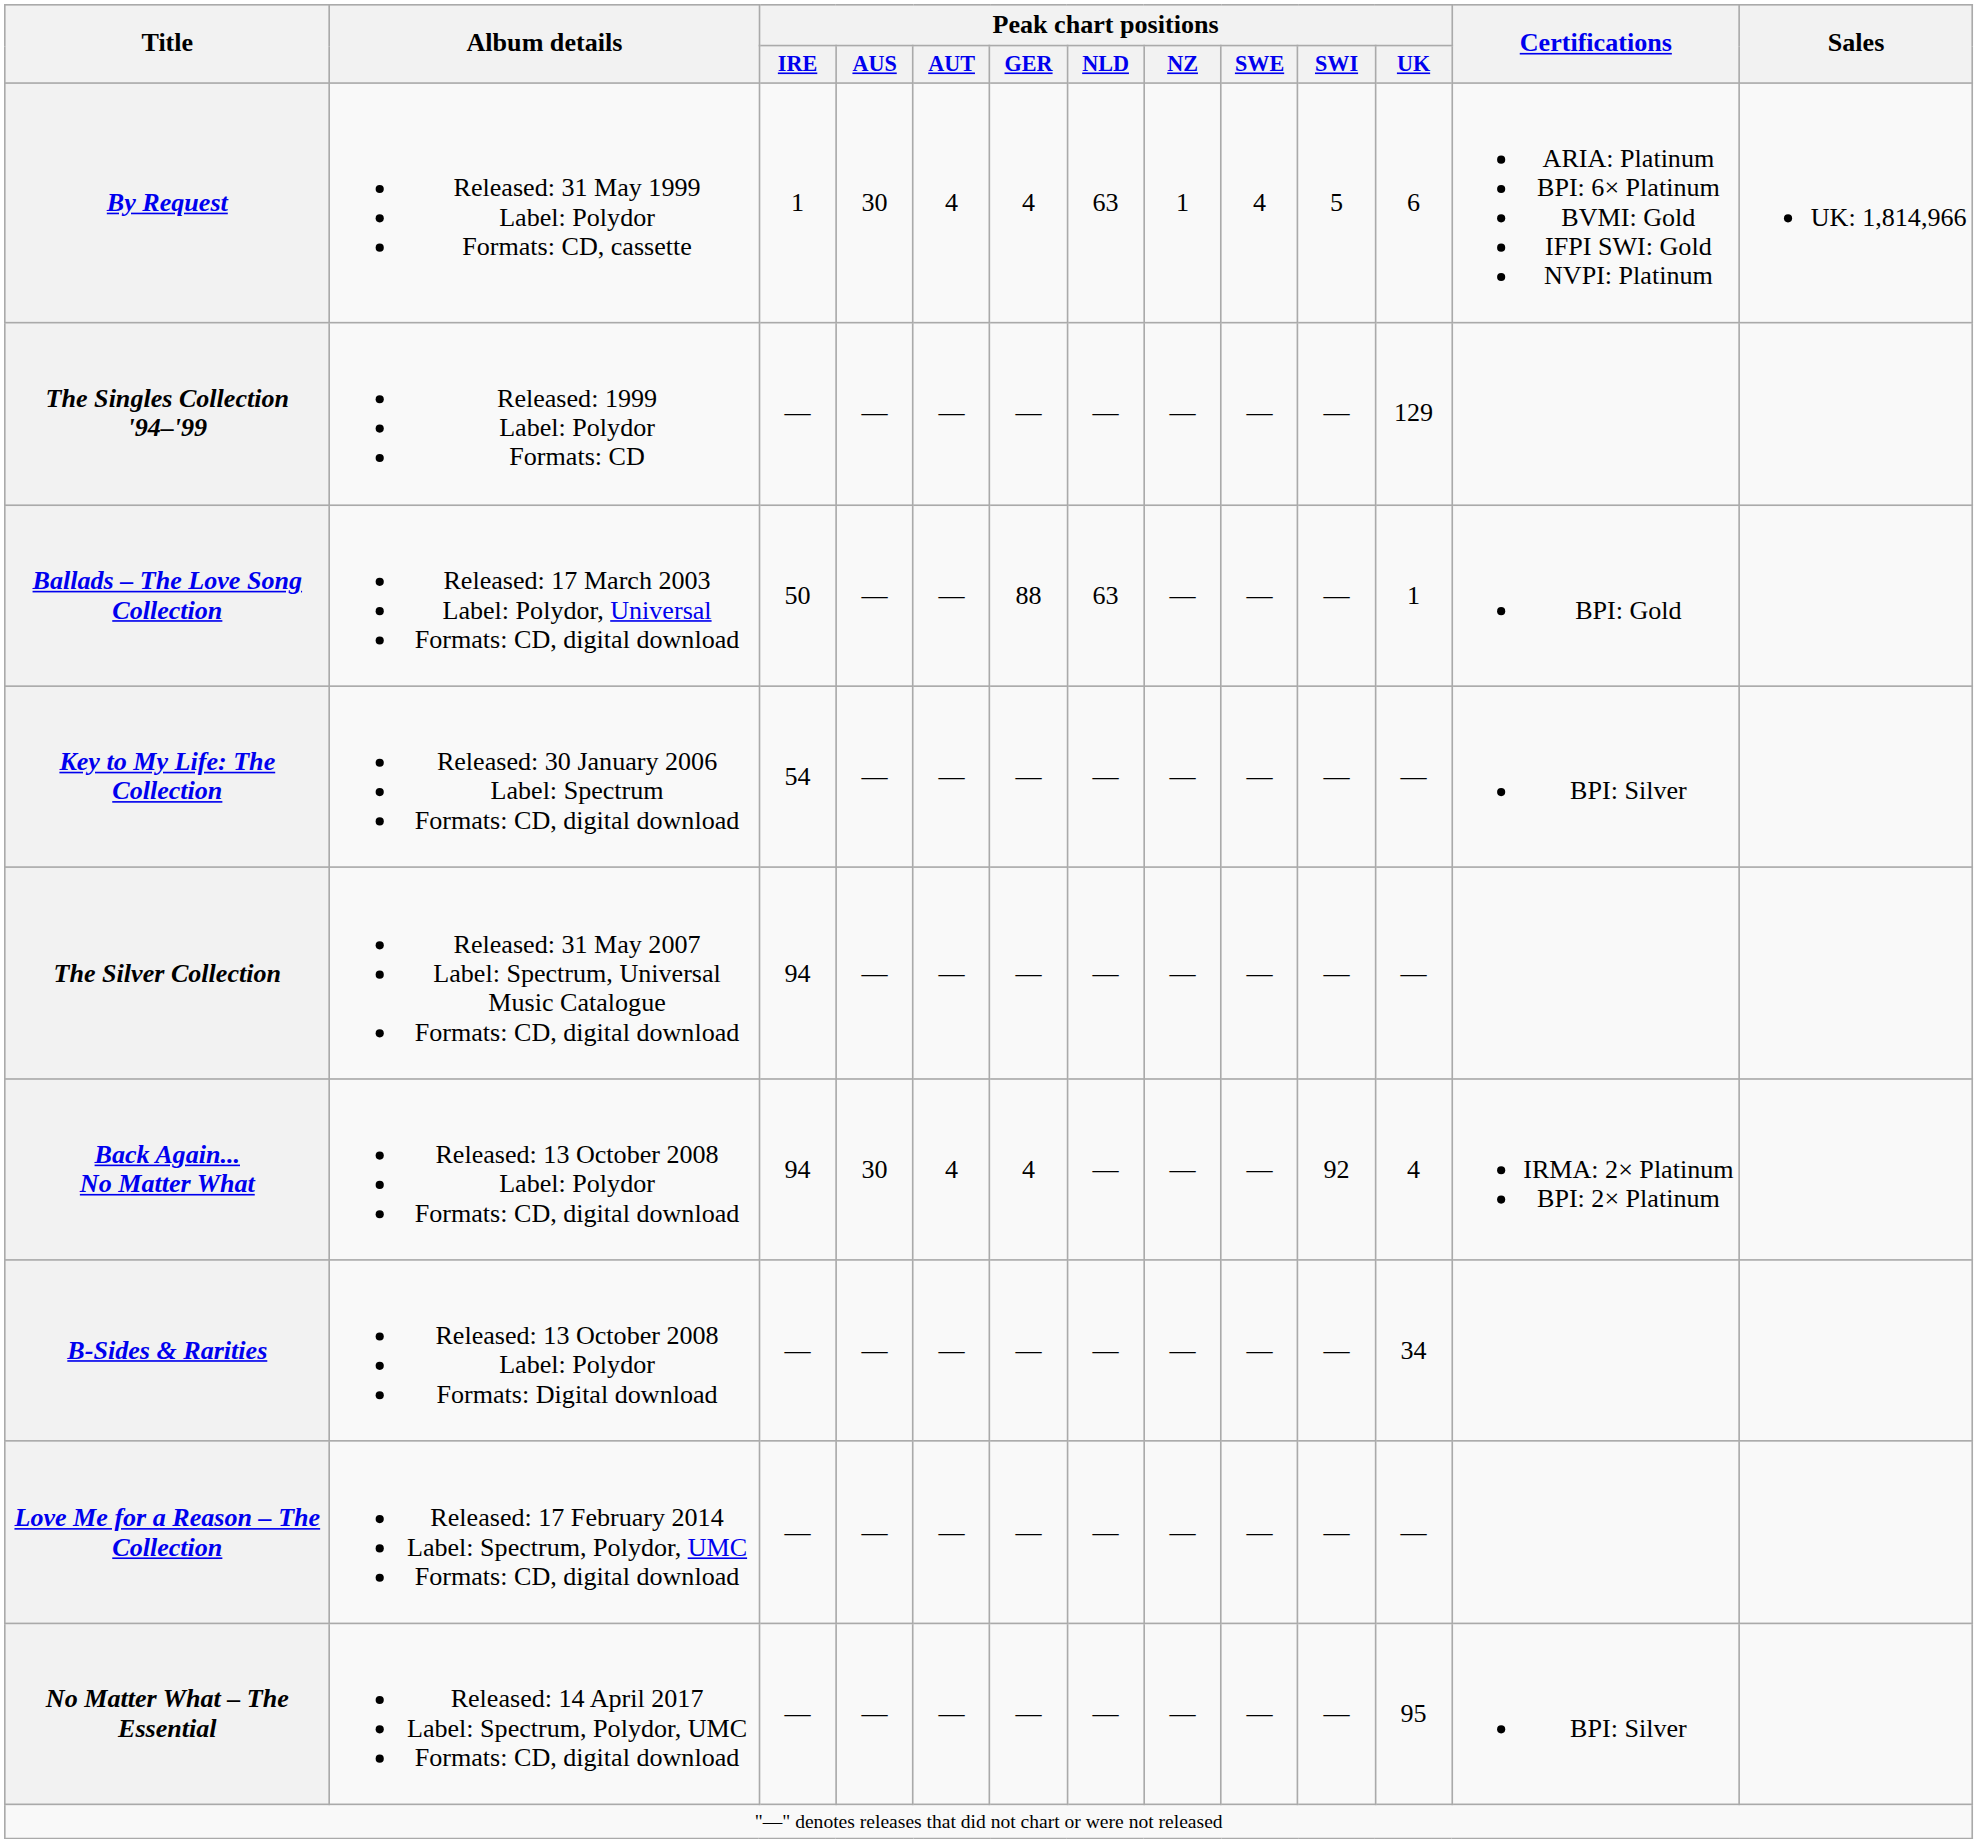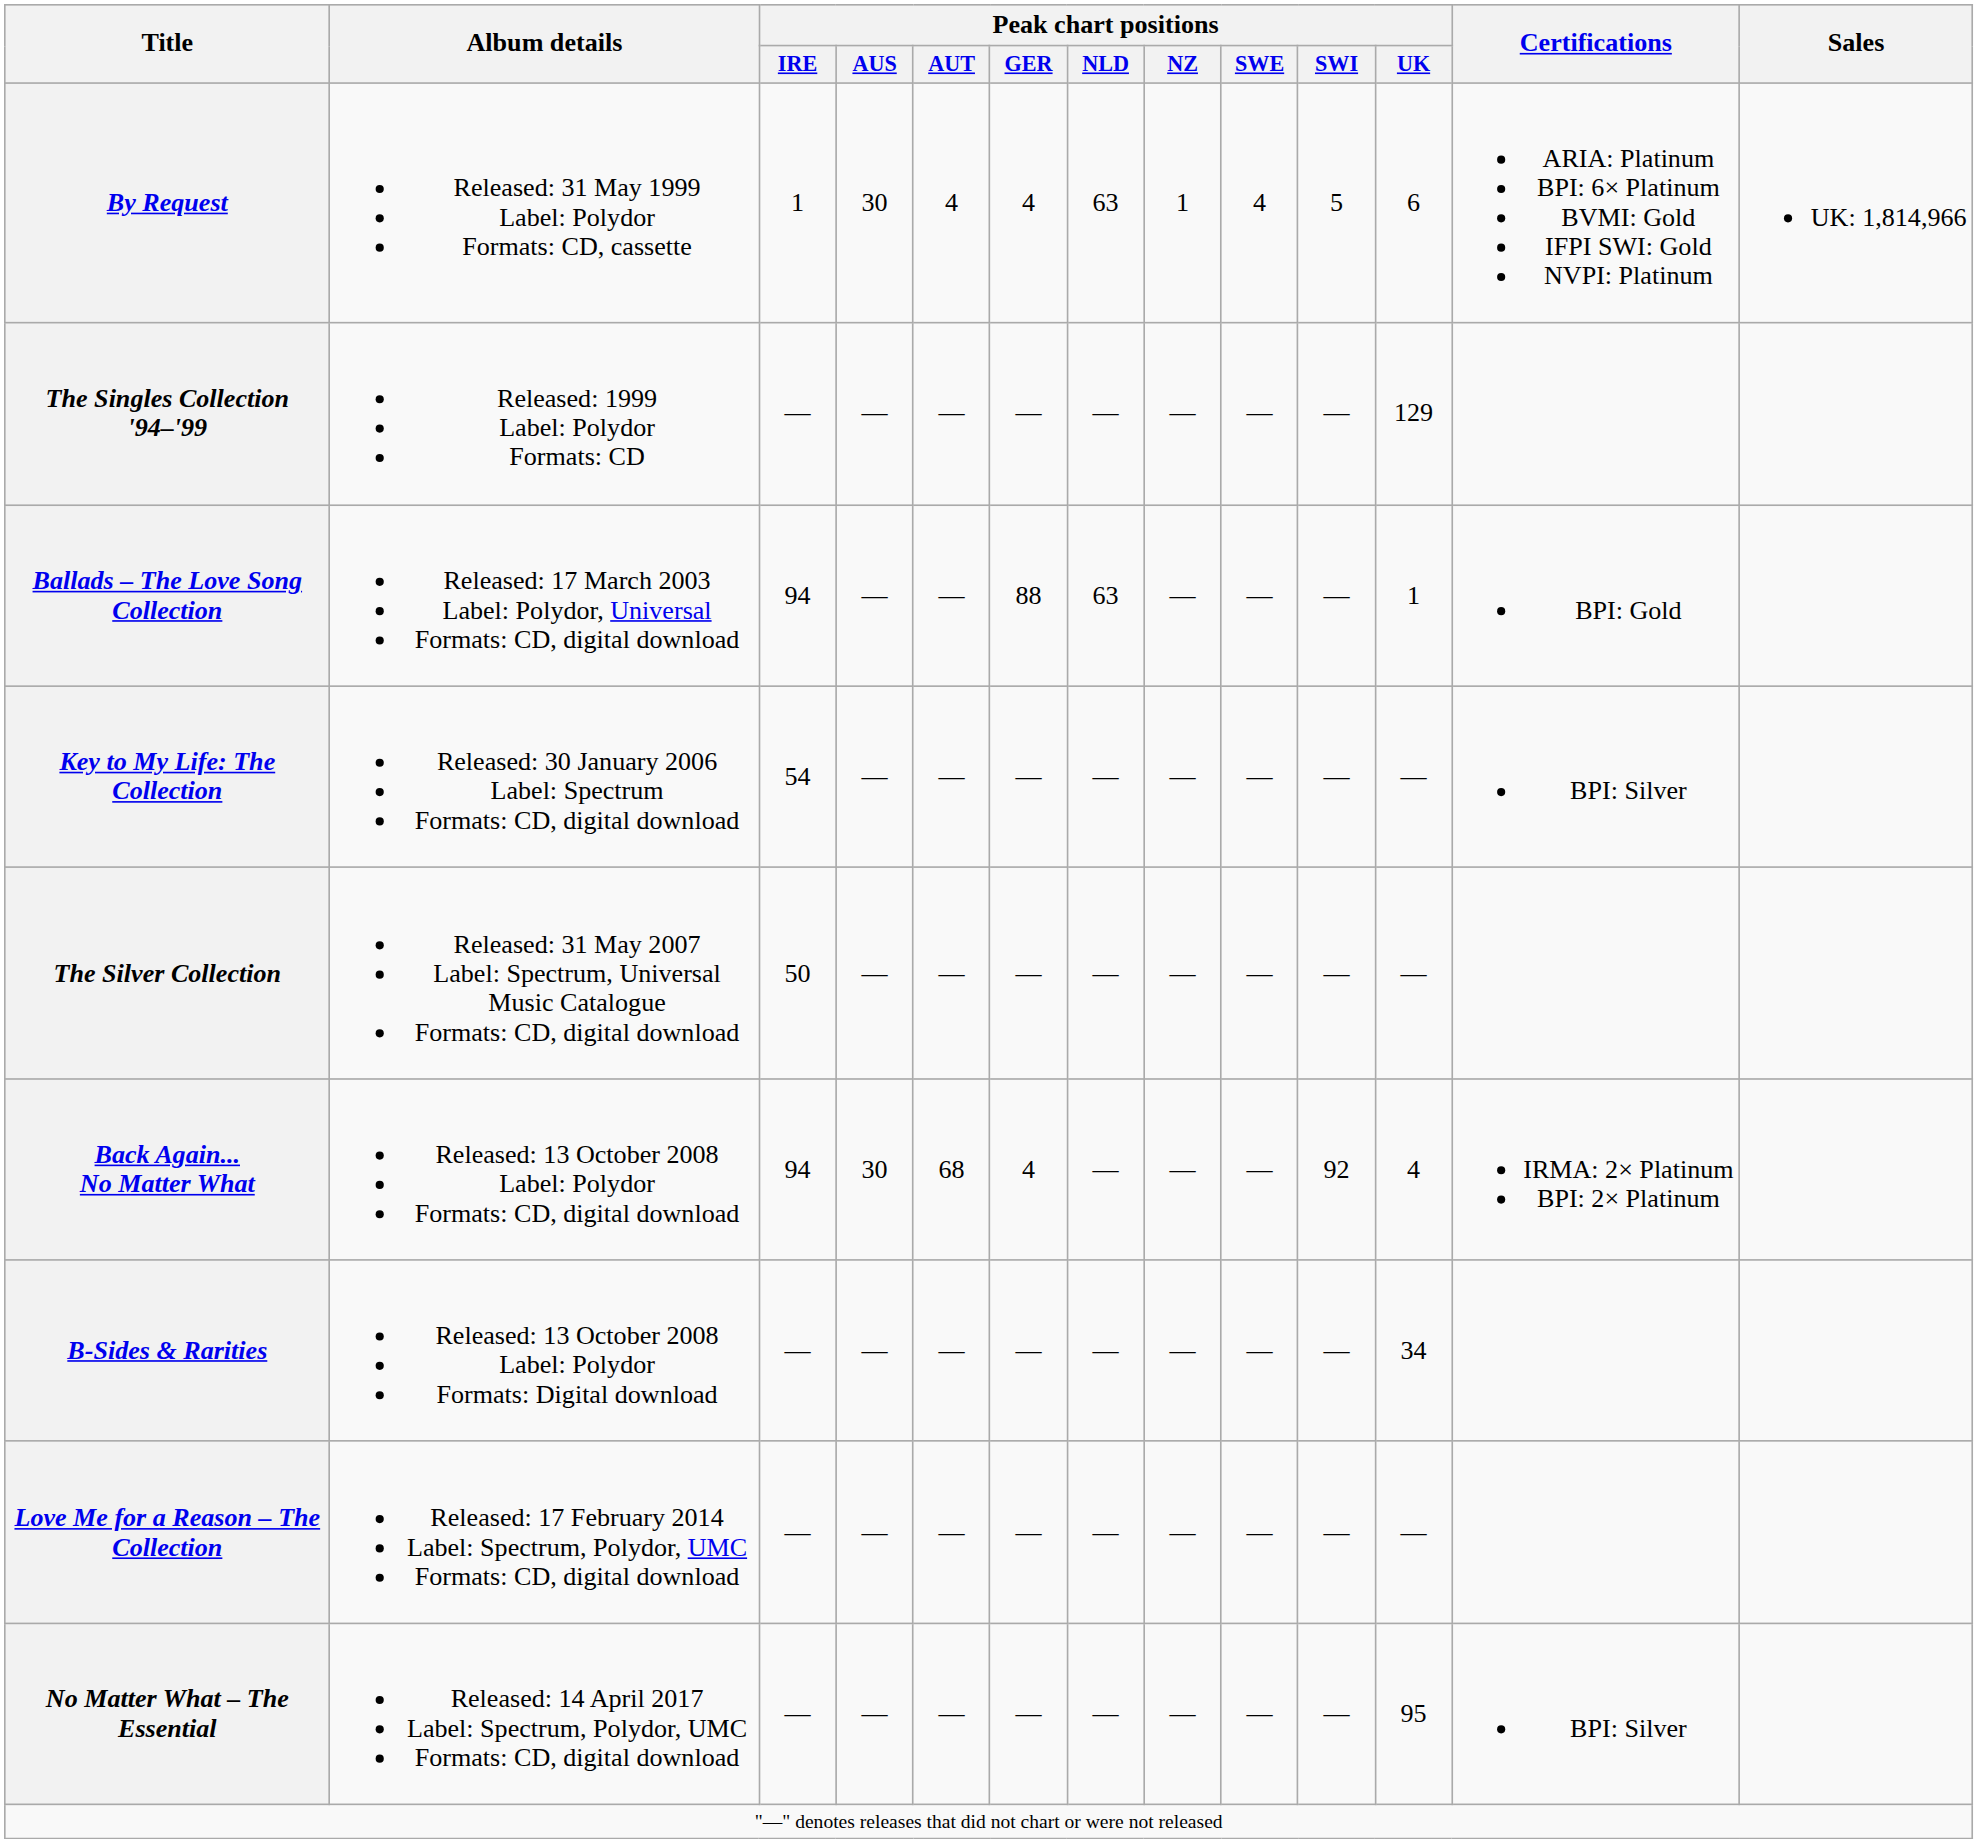(798, 594) 50 -> (798, 594) 94
(798, 972) 94 -> (798, 972) 50
(952, 1168) 4 -> (952, 1168) 68
